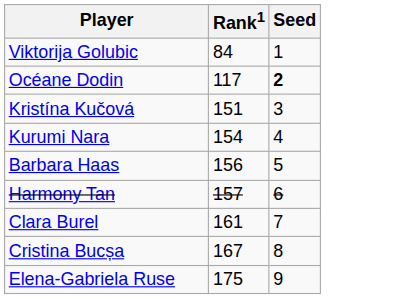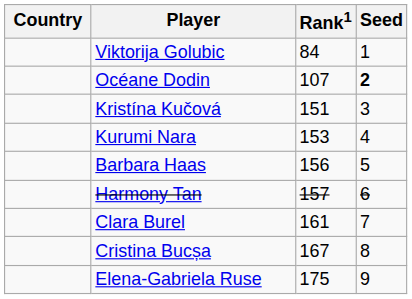+ column: (48, 21)
(227, 80) 117 -> (315, 80) 107
(228, 137) 154 -> (315, 137) 153
